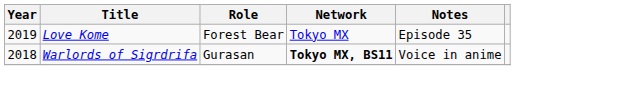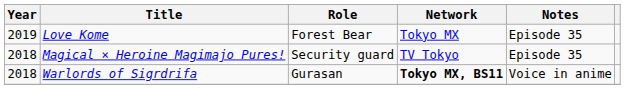+ row: (164, 54)
